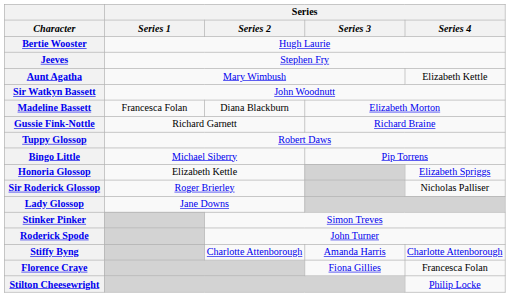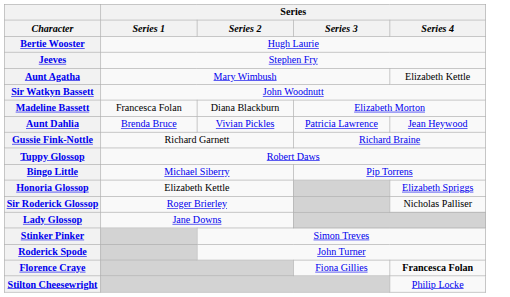+ row: (52, 124)
- row: (54, 252)
(455, 268) normal -> (438, 268) bold
